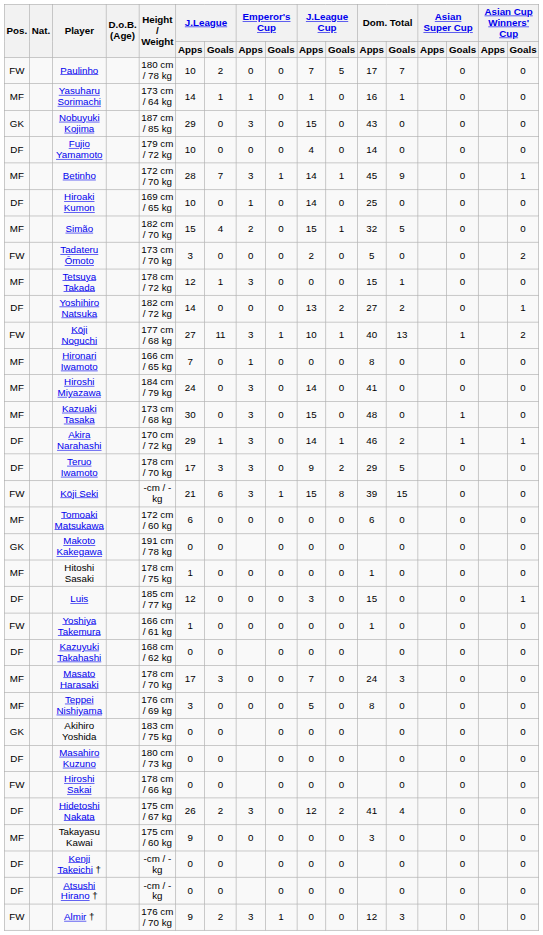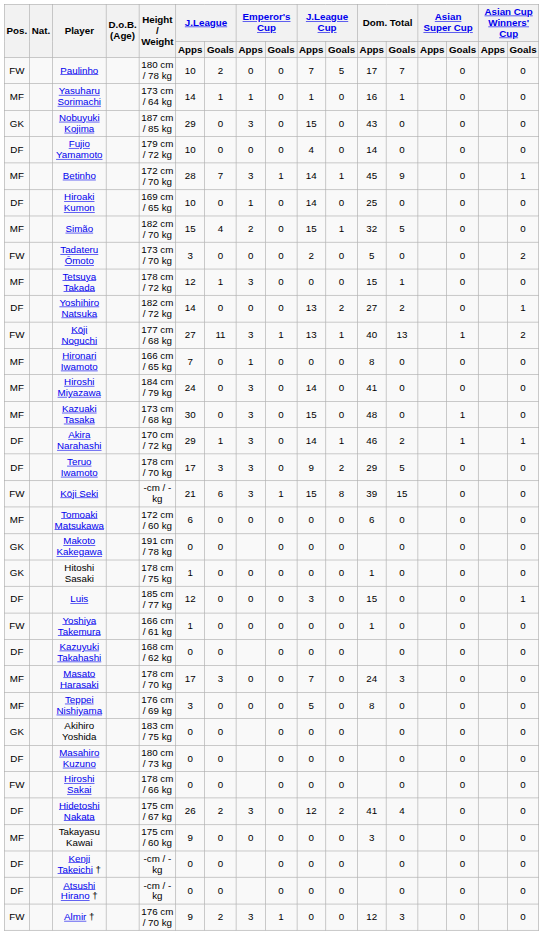(311, 335) 10 -> (311, 335) 13
(17, 573) MF -> (17, 573) GK
